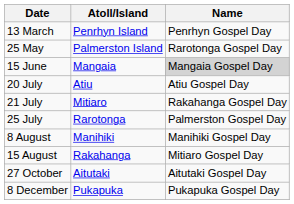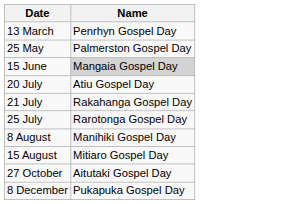- column: (118, 13)
(225, 48) Rarotonga Gospel Day -> (132, 48) Palmerston Gospel Day
(227, 119) Palmerston Gospel Day -> (130, 119) Rarotonga Gospel Day
